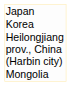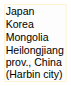rows swapped: (27, 74) <-> (35, 49)
